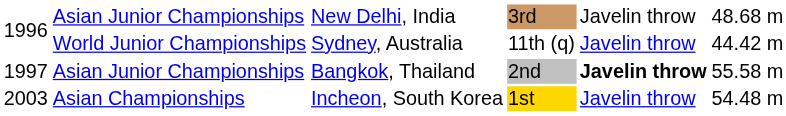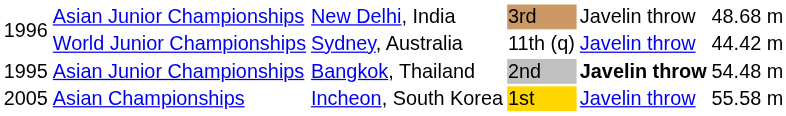(26, 71) 1997 -> (26, 71) 1995
(747, 71) 55.58 m -> (747, 71) 54.48 m
(26, 98) 2003 -> (26, 98) 2005
(747, 98) 54.48 m -> (747, 98) 55.58 m
